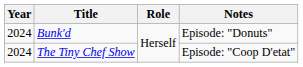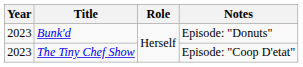(19, 33) 2024 -> (19, 33) 2023
(19, 52) 2024 -> (19, 52) 2023
